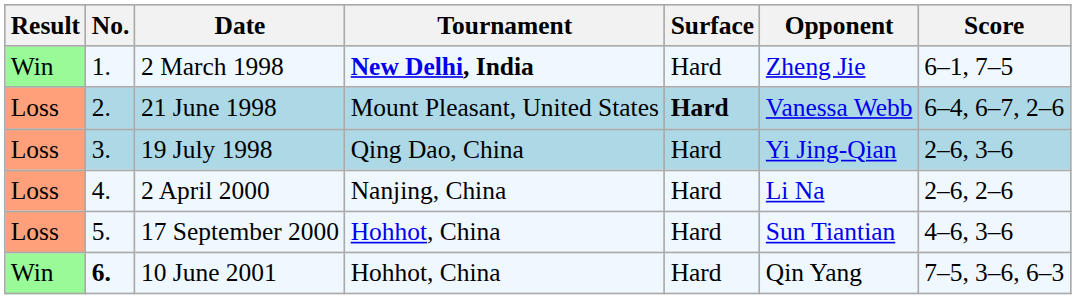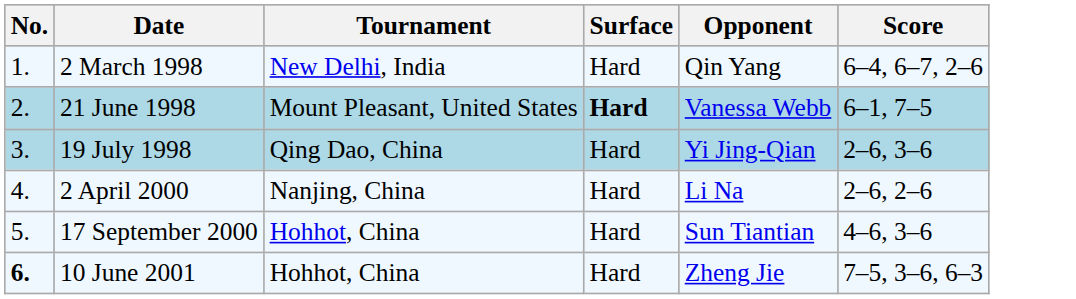- column: (45, 24)
(442, 65) bold -> (358, 65) normal
(816, 65) Zheng Jie -> (733, 65) Qin Yang
(969, 65) 6–1, 7–5 -> (913, 65) 6–4, 6–7, 2–6
(994, 107) 6–4, 6–7, 2–6 -> (888, 107) 6–1, 7–5
(814, 272) Qin Yang -> (735, 272) Zheng Jie
